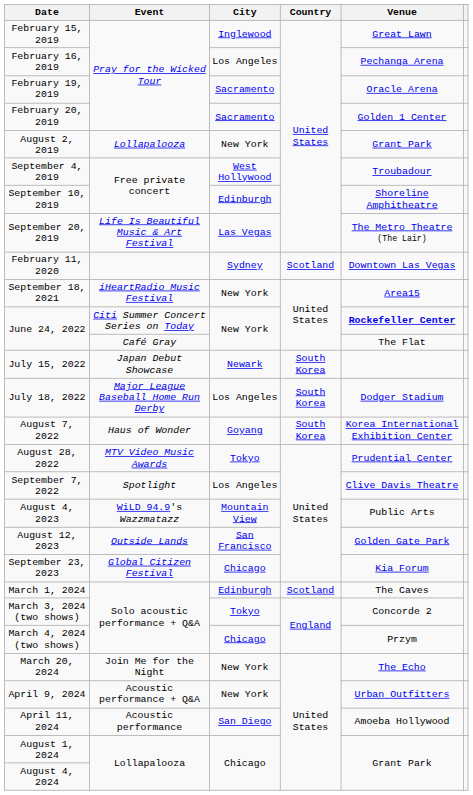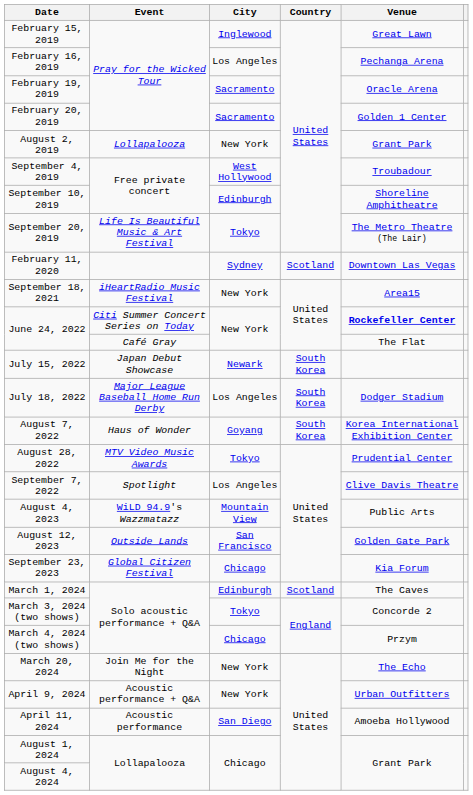(245, 232) Las Vegas -> (245, 232) Tokyo
